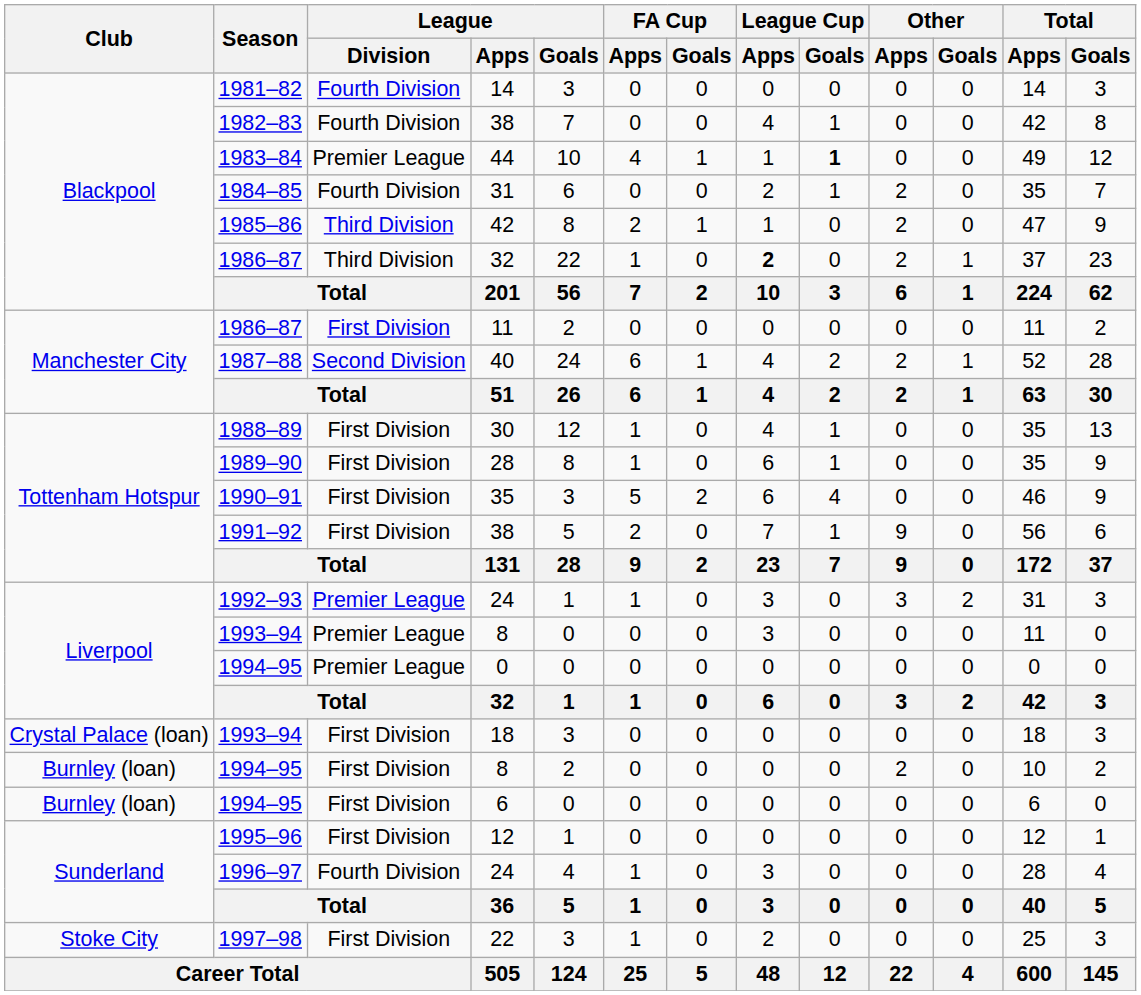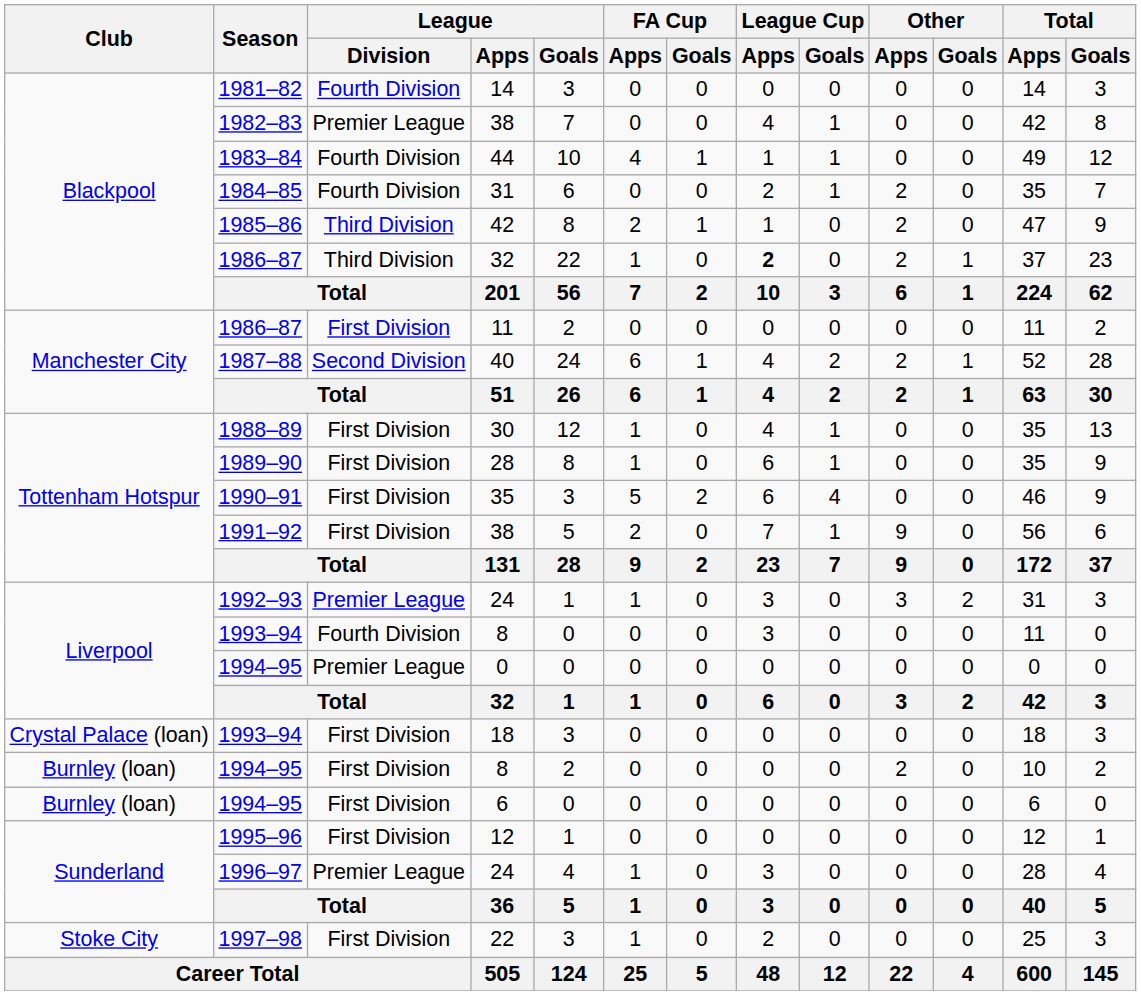(389, 123) Fourth Division -> (389, 123) Premier League
(389, 157) Premier League -> (389, 157) Fourth Division
(835, 157) bold -> (835, 157) normal
(389, 633) Premier League -> (389, 633) Fourth Division
(389, 871) Fourth Division -> (389, 871) Premier League
